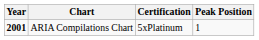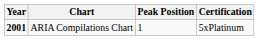columns swapped: (223, 12) <-> (164, 12)
